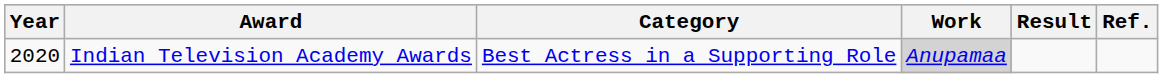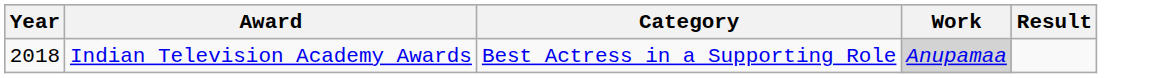- column: (1127, 22)
(35, 56) 2020 -> (35, 56) 2018
